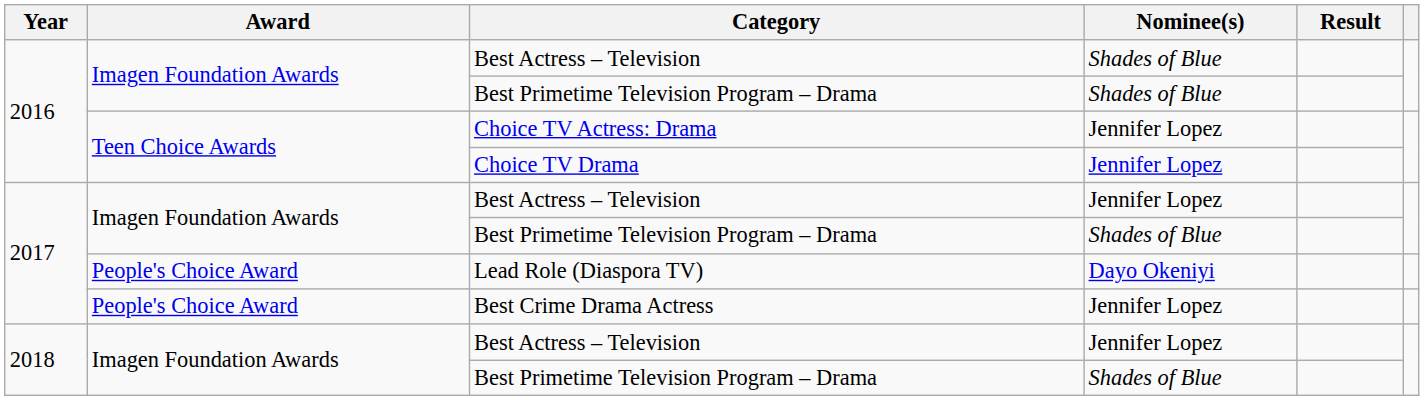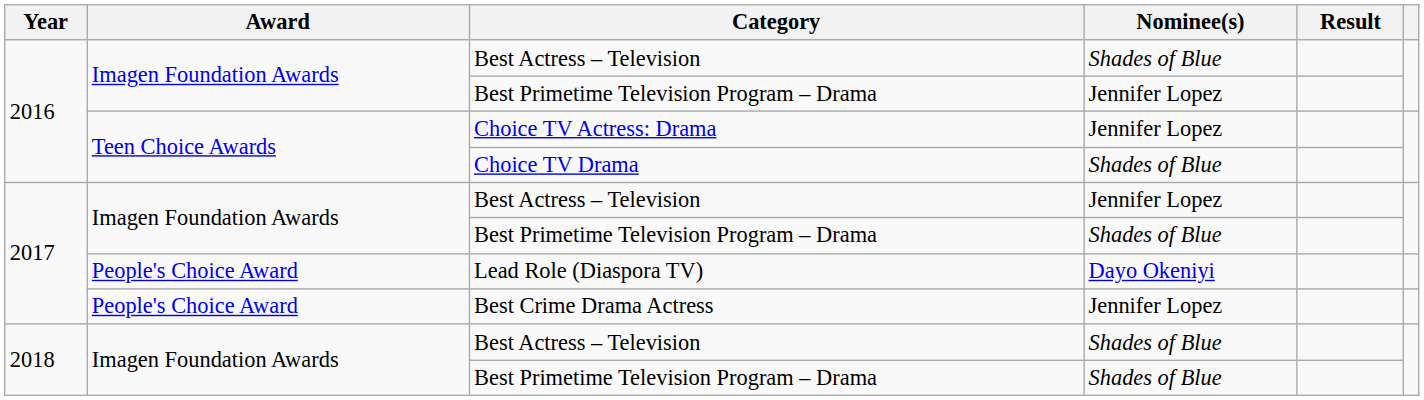(1155, 93) Shades of Blue -> (1155, 93) Jennifer Lopez
(1155, 164) Jennifer Lopez -> (1155, 164) Shades of Blue
(1155, 341) Jennifer Lopez -> (1155, 341) Shades of Blue
